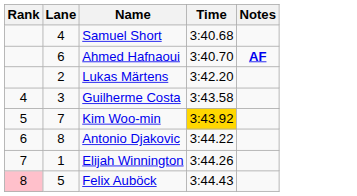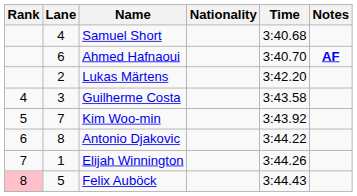+ column: (223, 14)
(212, 118) gold background -> (285, 118) no background
